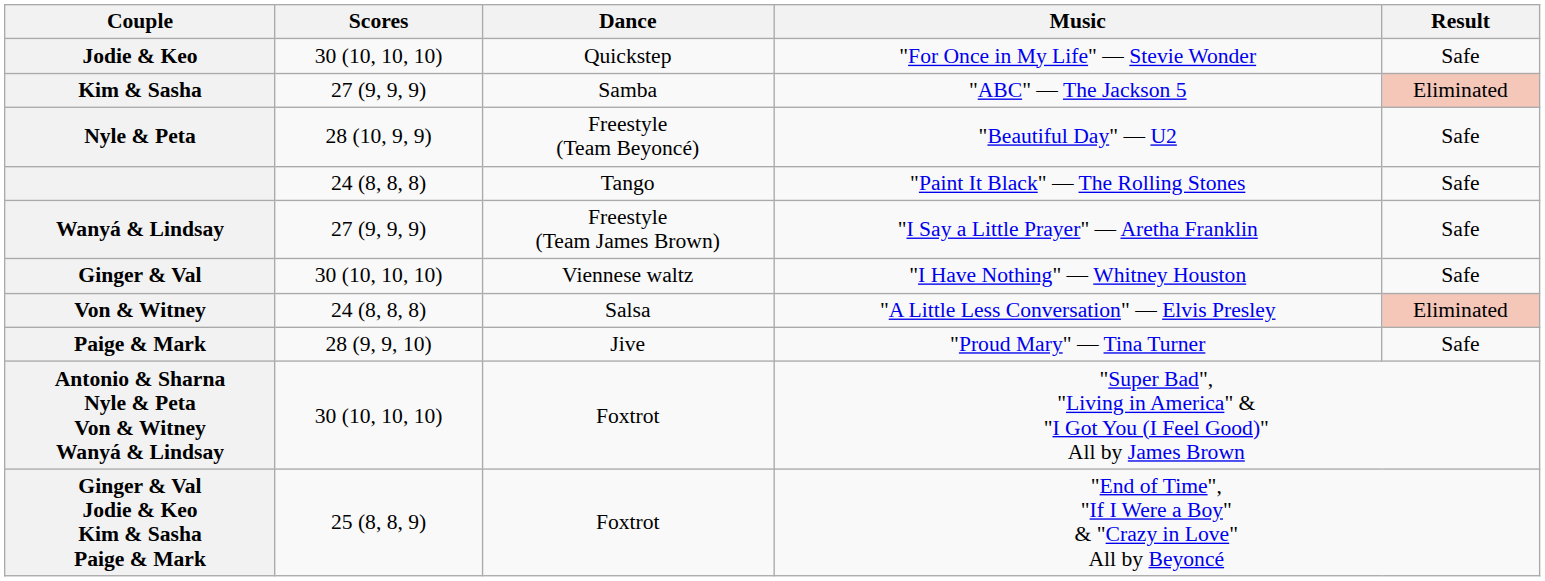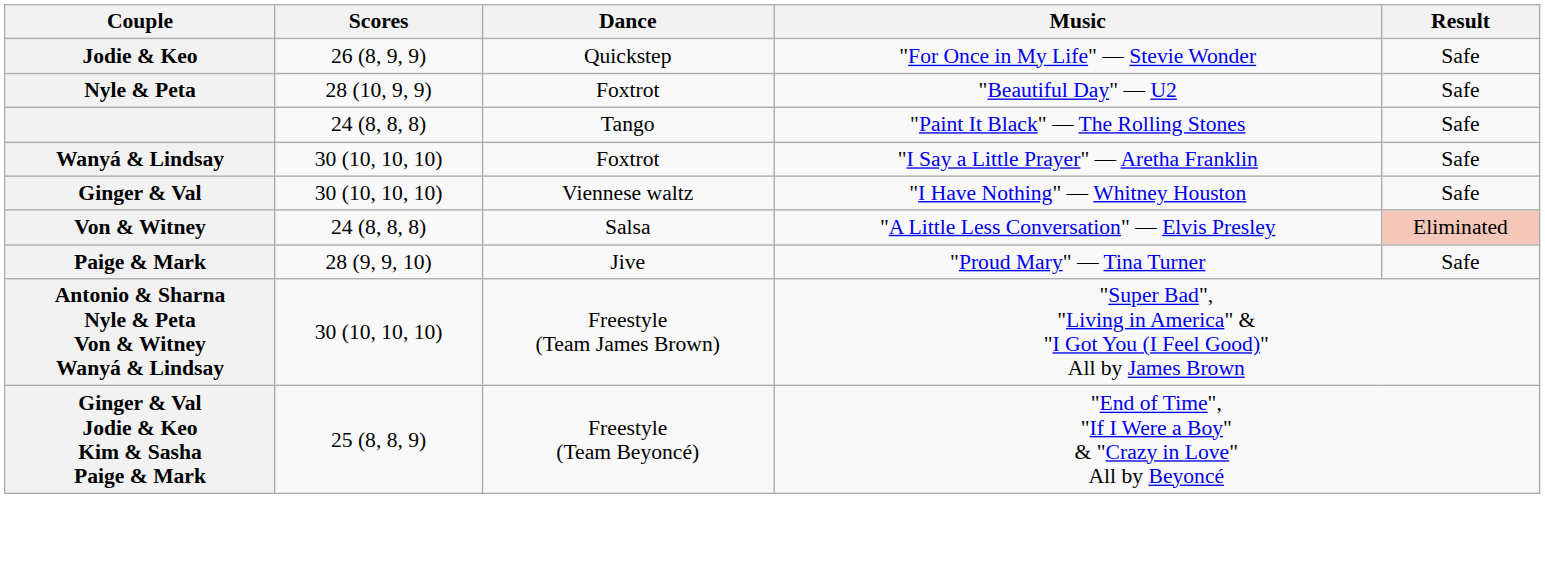(379, 55) 30 (10, 10, 10) -> (379, 55) 26 (8, 9, 9)
- row: (140, 90)
(628, 136) Freestyle (Team Beyoncé) -> (628, 90) Foxtrot
(379, 229) 27 (9, 9, 9) -> (379, 158) 30 (10, 10, 10)
(628, 229) Freestyle (Team James Brown) -> (628, 158) Foxtrot
(628, 414) Foxtrot -> (628, 332) Freestyle (Team James Brown)
(628, 522) Foxtrot -> (628, 439) Freestyle (Team Beyoncé)
